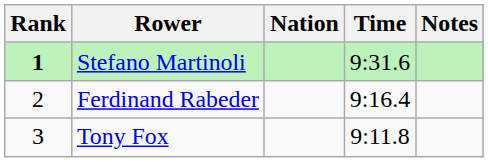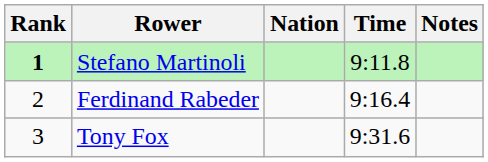(380, 61) 9:31.6 -> (380, 61) 9:11.8
(380, 136) 9:11.8 -> (380, 136) 9:31.6
